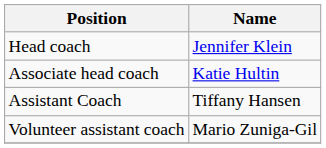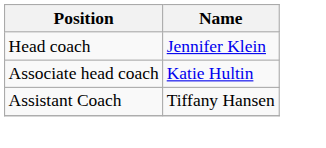- row: (97, 128)
